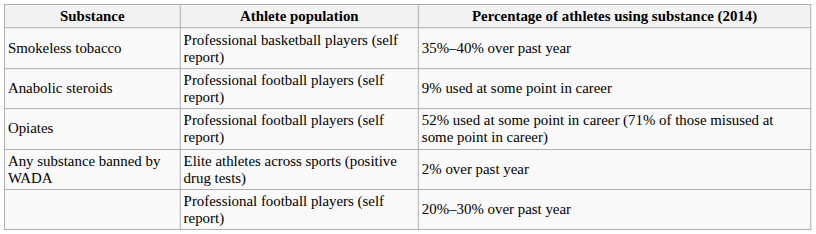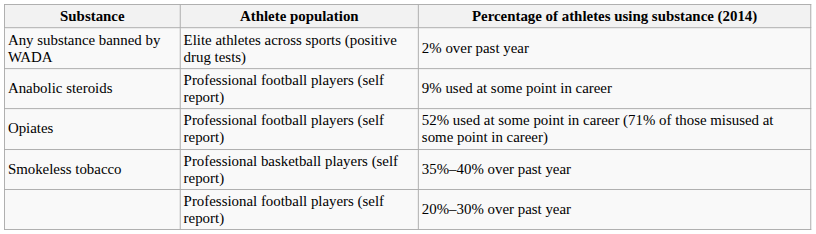rows swapped: (84, 169) <-> (65, 48)
